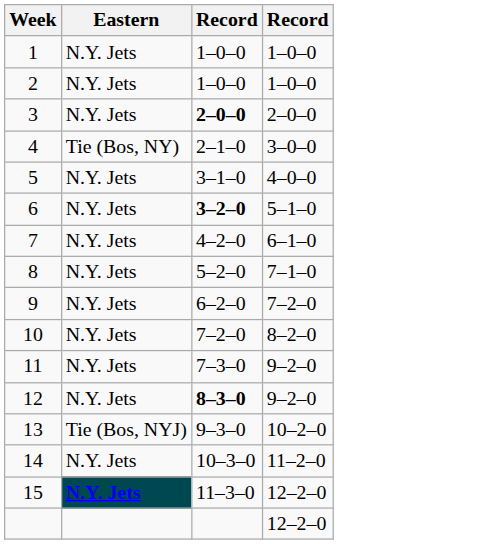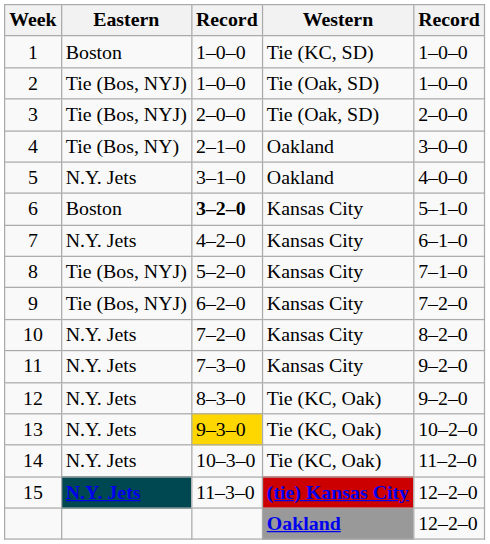+ column: (338, 20)
(101, 51) N.Y. Jets -> (94, 51) Boston
(101, 83) N.Y. Jets -> (126, 83) Tie (Bos, NYJ)
(101, 114) N.Y. Jets -> (126, 114) Tie (Bos, NYJ)
(221, 114) bold -> (221, 114) normal
(101, 209) N.Y. Jets -> (94, 209) Boston
(101, 271) N.Y. Jets -> (126, 271) Tie (Bos, NYJ)
(101, 303) N.Y. Jets -> (126, 303) Tie (Bos, NYJ)
(221, 397) bold -> (221, 397) normal
(126, 429) Tie (Bos, NYJ) -> (101, 429) N.Y. Jets
(221, 429) no background -> (221, 429) gold background
